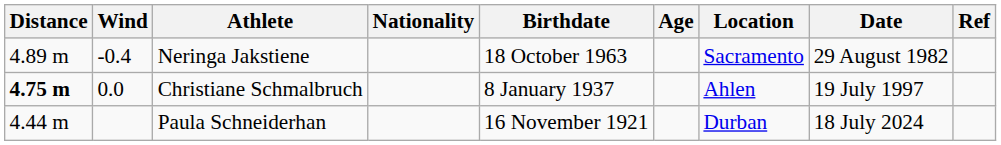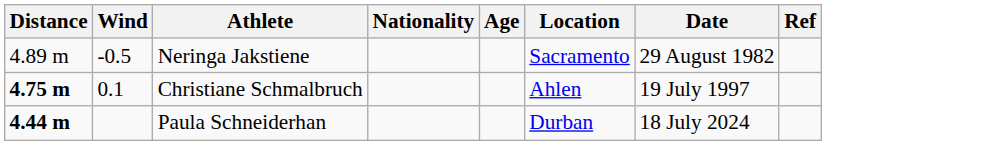- column: (566, 21)
(114, 55) -0.4 -> (114, 55) -0.5
(111, 88) 0.0 -> (111, 88) 0.1
(39, 122) normal -> (40, 122) bold
